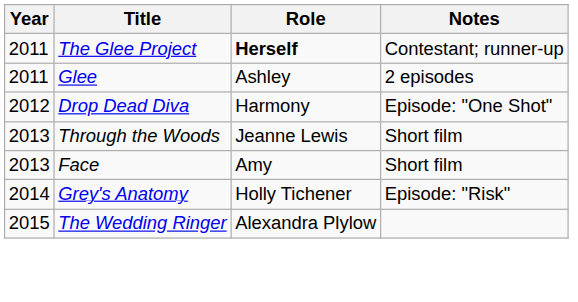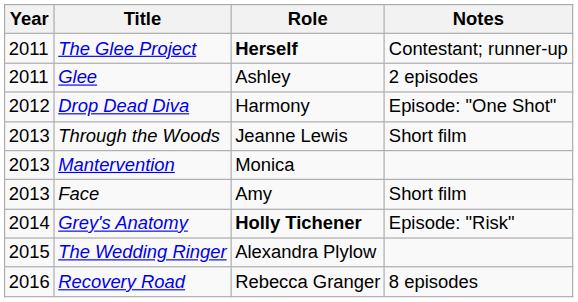+ row: (117, 164)
(293, 194) normal -> (298, 223) bold
+ row: (122, 281)
